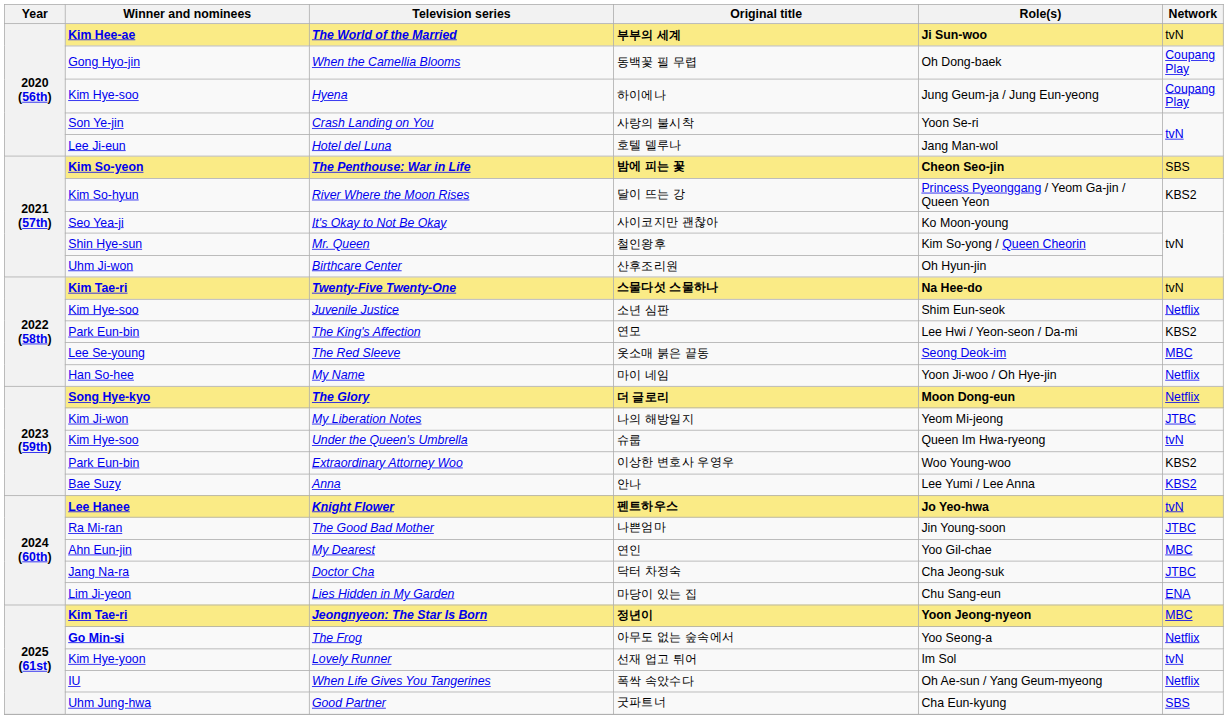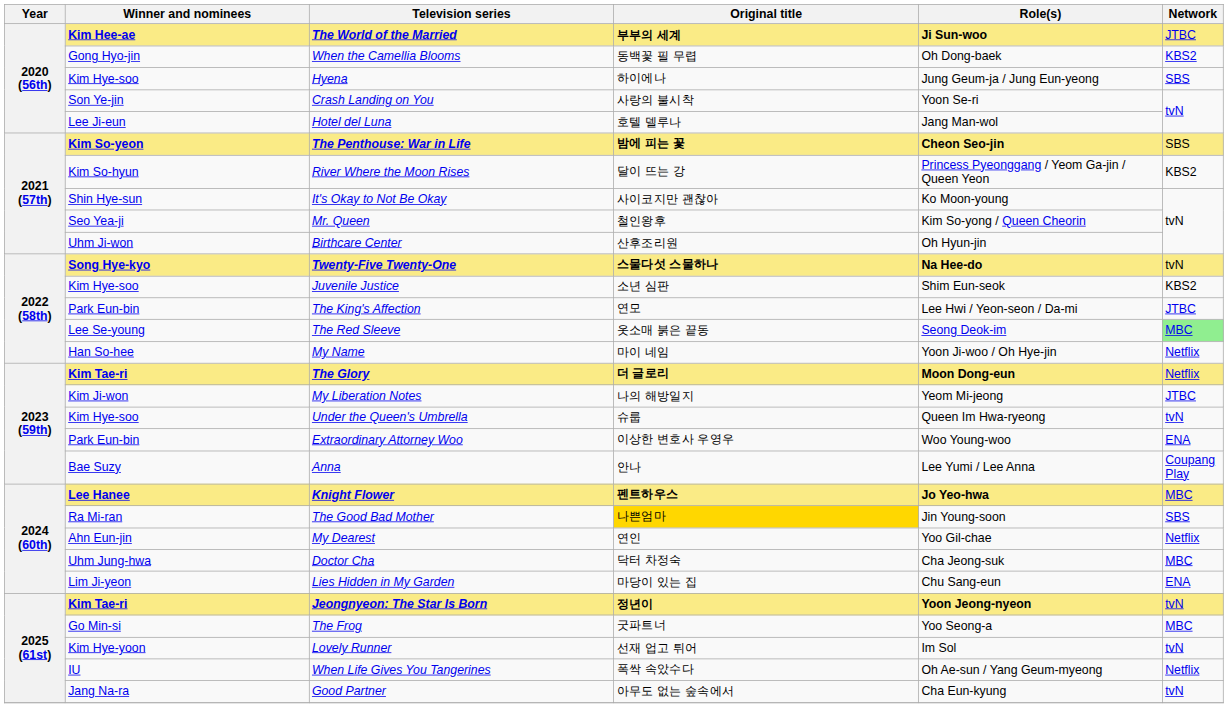(1174, 34) tvN -> (1181, 34) JTBC
(1190, 62) Coupang Play -> (1181, 56) KBS2
(1190, 95) Coupang Play -> (1177, 78) SBS
(96, 222) Seo Yea-ji -> (105, 199) Shin Hye-sun
(105, 244) Shin Hye-sun -> (96, 221) Seo Yea-ji
(98, 288) Kim Tae-ri -> (109, 265) Song Hye-kyo
(1182, 309) Netflix -> (1181, 286) KBS2
(1181, 331) KBS2 -> (1181, 308) JTBC
(1179, 353) no background -> (1179, 330) lightgreen background
(109, 397) Song Hye-kyo -> (98, 374) Kim Tae-ri
(1181, 462) KBS2 -> (1178, 439) ENA
(1181, 484) KBS2 -> (1190, 467) Coupang Play
(1174, 506) tvN -> (1179, 495) MBC
(641, 528) no background -> (641, 516) gold background
(1181, 528) JTBC -> (1177, 516) SBS
(1179, 550) MBC -> (1182, 538) Netflix
(99, 572) Jang Na-ra -> (110, 560) Uhm Jung-hwa
(1181, 572) JTBC -> (1179, 560) MBC
(1179, 615) MBC -> (1174, 604) tvN
(96, 637) bold -> (95, 626) normal
(676, 637) 아무도 없는 숲속에서 -> (641, 625) 굿파트너
(1182, 637) Netflix -> (1179, 626) MBC
(110, 703) Uhm Jung-hwa -> (99, 691) Jang Na-ra
(641, 702) 굿파트너 -> (676, 691) 아무도 없는 숲속에서
(1177, 703) SBS -> (1174, 691) tvN
